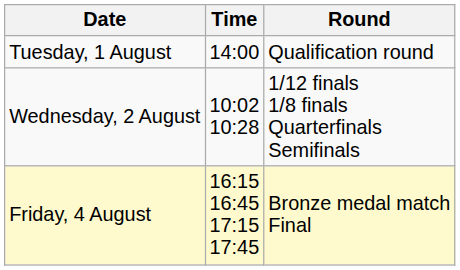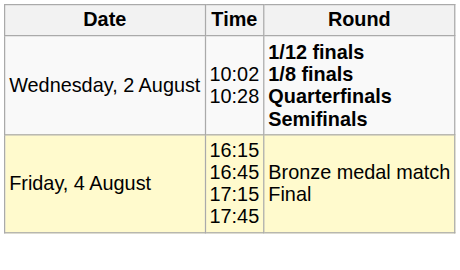- row: (90, 51)
(325, 116) normal -> (330, 85) bold
